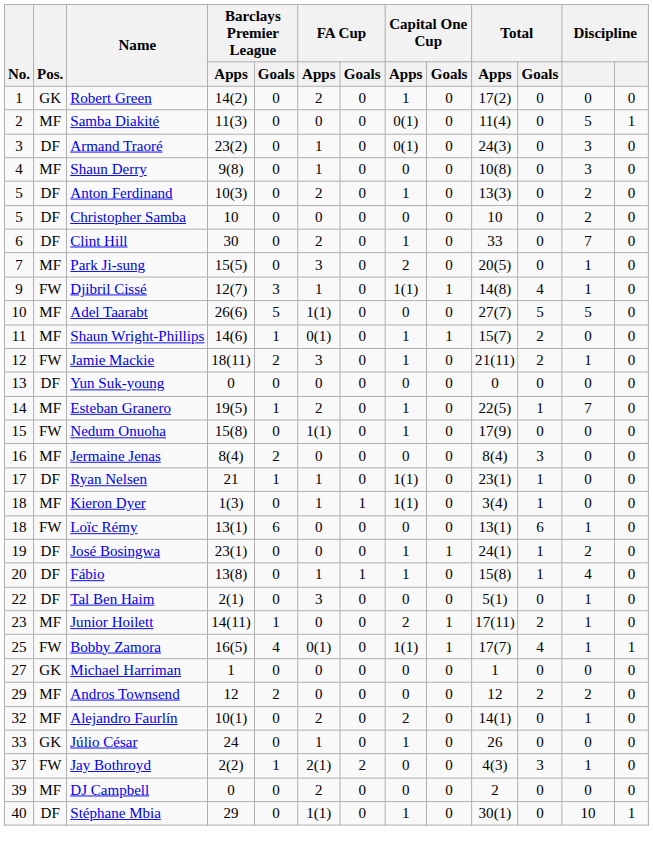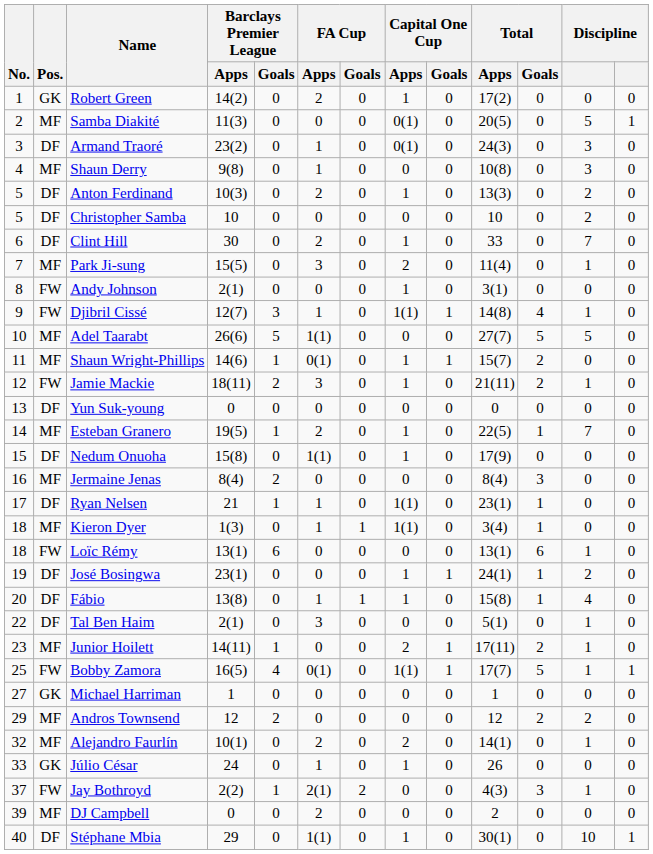(495, 121) 11(4) -> (495, 121) 20(5)
(495, 264) 20(5) -> (495, 264) 11(4)
+ row: (114, 288)
(50, 431) FW -> (50, 455) DF
(540, 646) 4 -> (540, 670) 5
